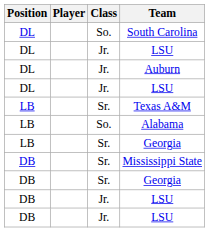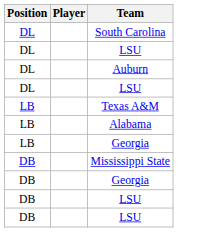- column: (104, 13)
